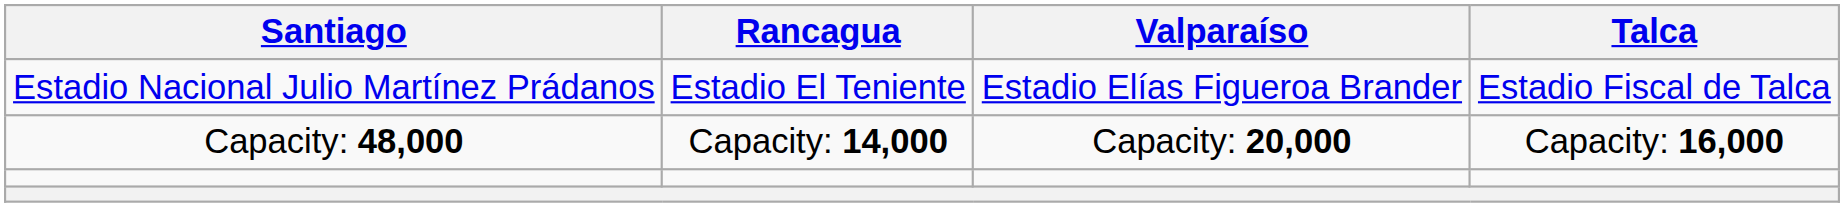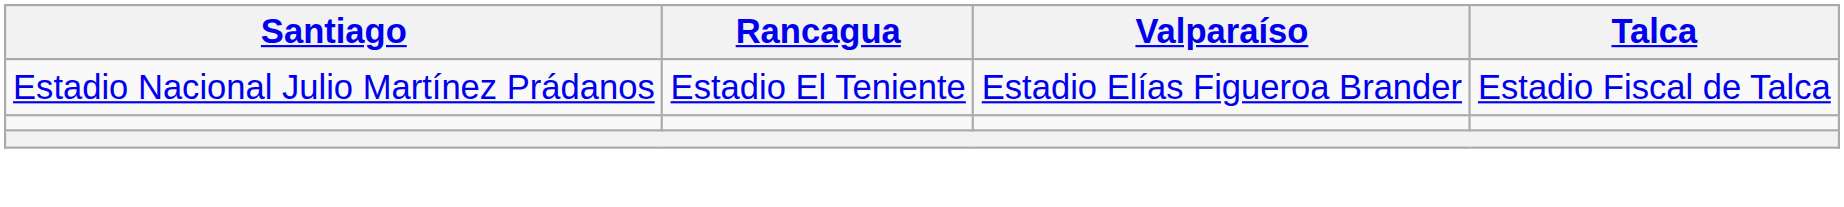- row: (334, 141)
